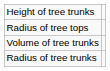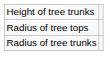- row: (53, 43)
